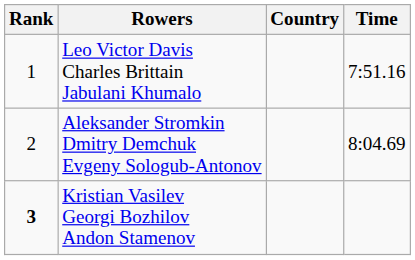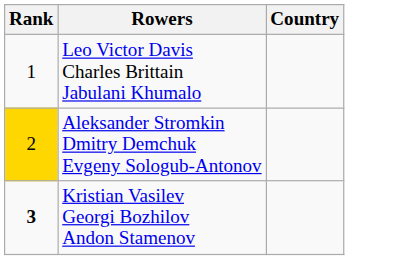- column: (377, 19)
(31, 144) no background -> (31, 144) gold background
